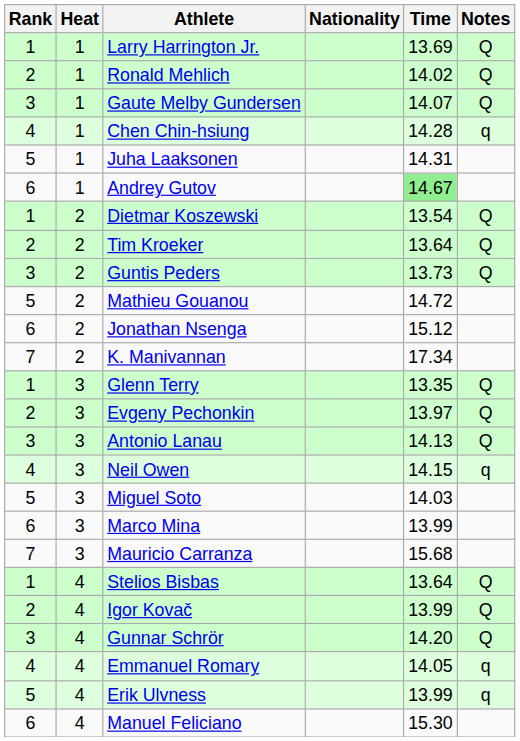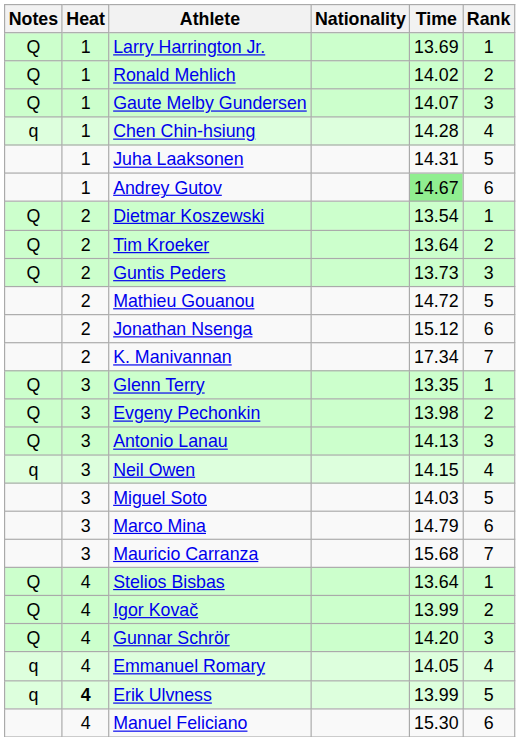columns swapped: (30, 19) <-> (486, 19)
(430, 413) 13.97 -> (436, 413) 13.98
(430, 526) 13.99 -> (436, 526) 14.79
(80, 695) normal -> (86, 695) bold
